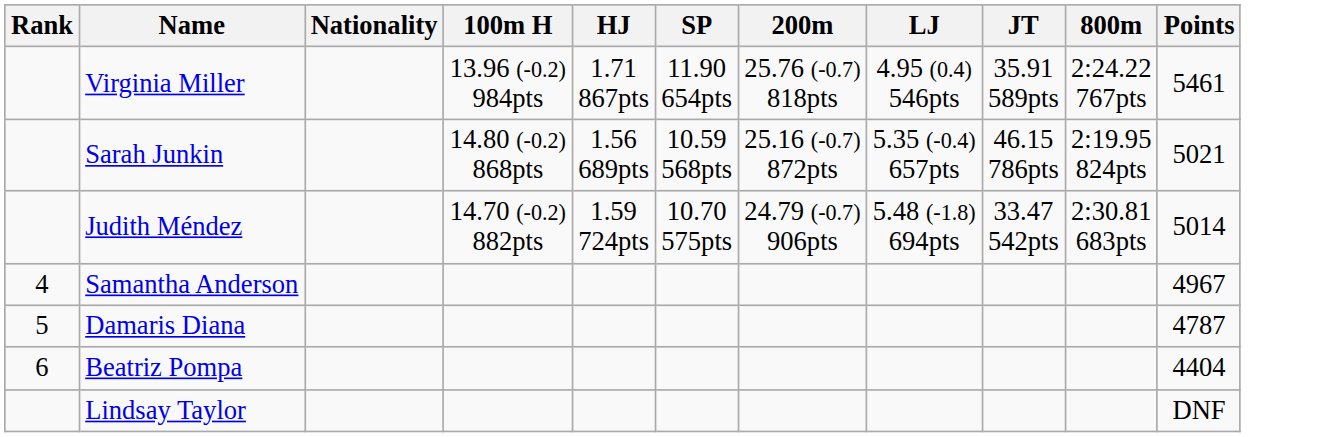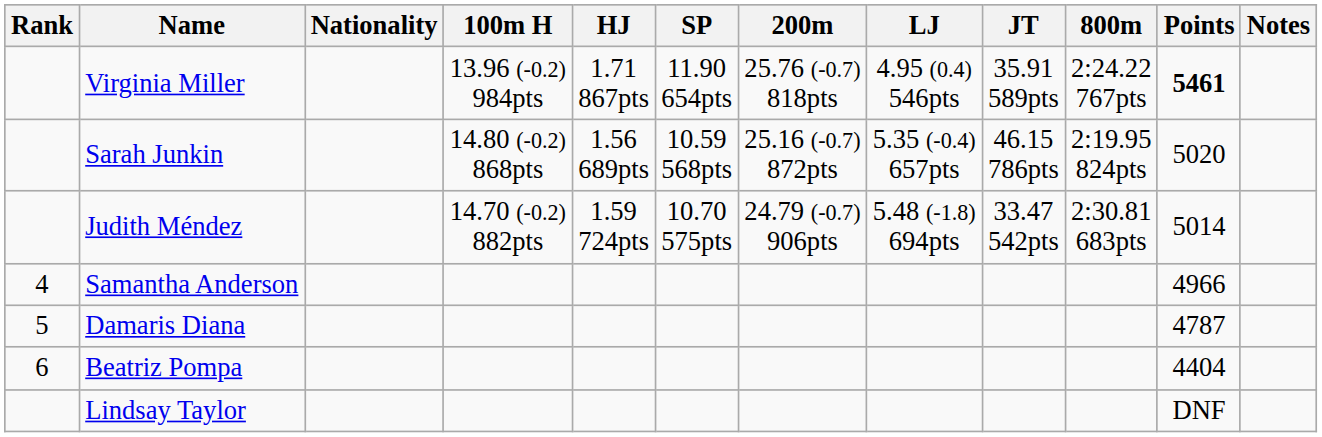+ column: (1278, 25)
(1199, 82) normal -> (1199, 82) bold
(1199, 154) 5021 -> (1199, 154) 5020
(1199, 283) 4967 -> (1199, 283) 4966
